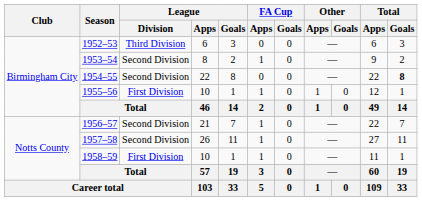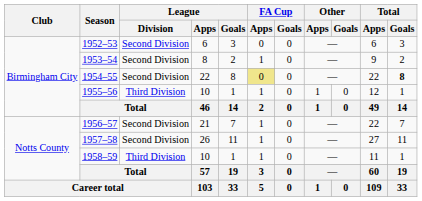(156, 44) Third Division -> (156, 44) Second Division
(261, 76) no background -> (261, 76) khaki background
(156, 92) First Division -> (156, 92) Third Division
(156, 156) First Division -> (156, 156) Third Division
